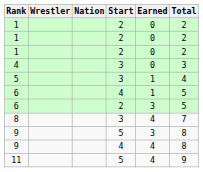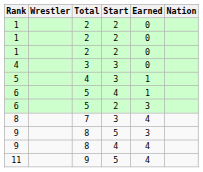columns swapped: (89, 11) <-> (184, 11)
